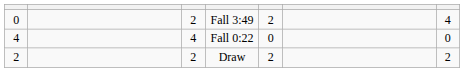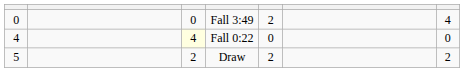(193, 19) 2 -> (193, 19) 0
(193, 38) no background -> (193, 38) lightyellow background
(16, 57) 2 -> (16, 57) 5
